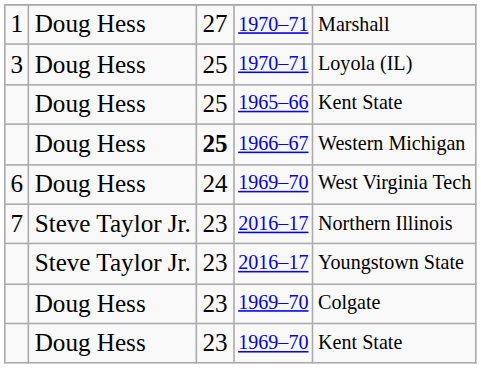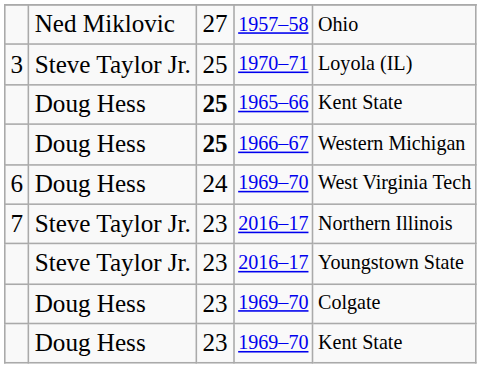- row: (17, 24)
+ row: (17, 25)
(90, 64) Doug Hess -> (113, 64) Steve Taylor Jr.
(215, 104) normal -> (215, 104) bold
